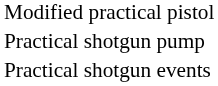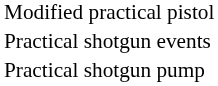rows swapped: (107, 70) <-> (104, 41)
